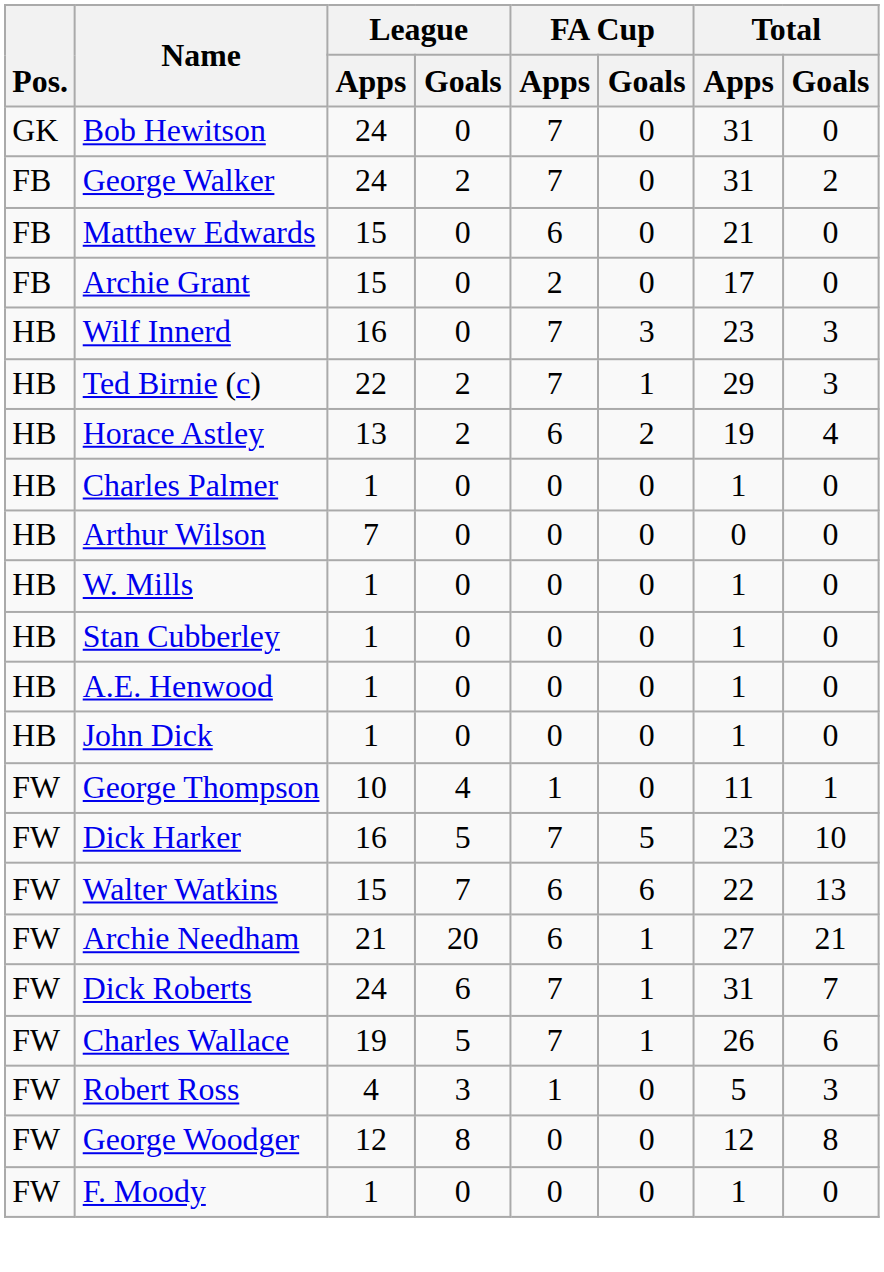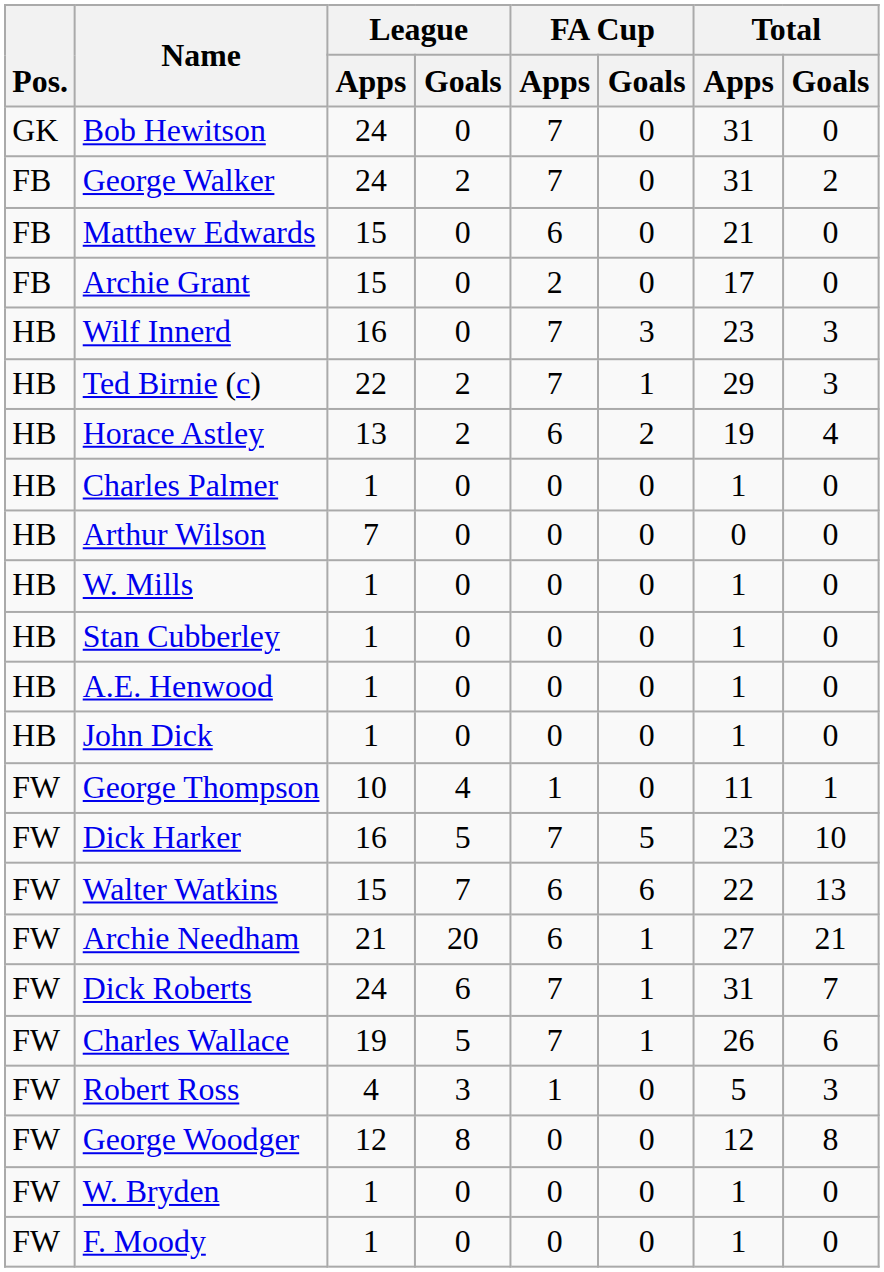+ row: (151, 1191)
